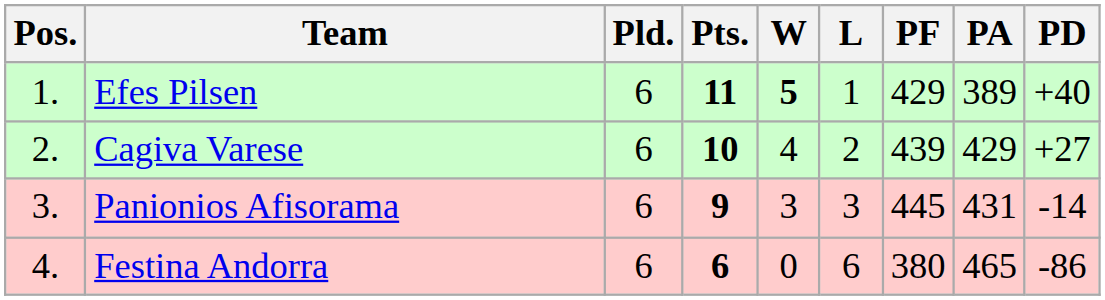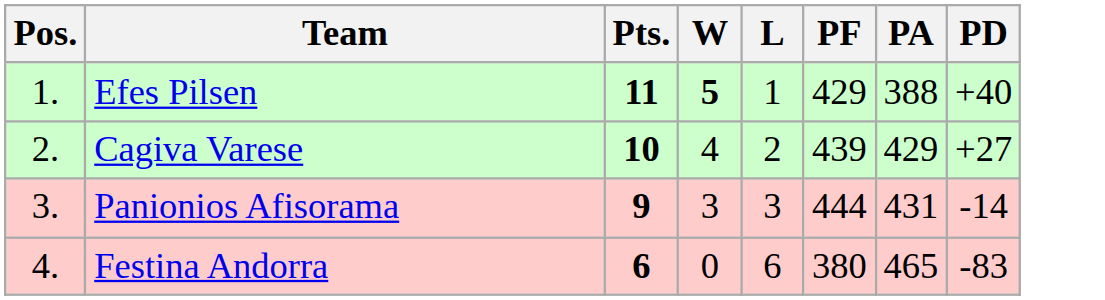- column: (644, 33)
(990, 91) 389 -> (911, 91) 388
(918, 206) 445 -> (839, 206) 444
(1062, 264) -86 -> (984, 264) -83
